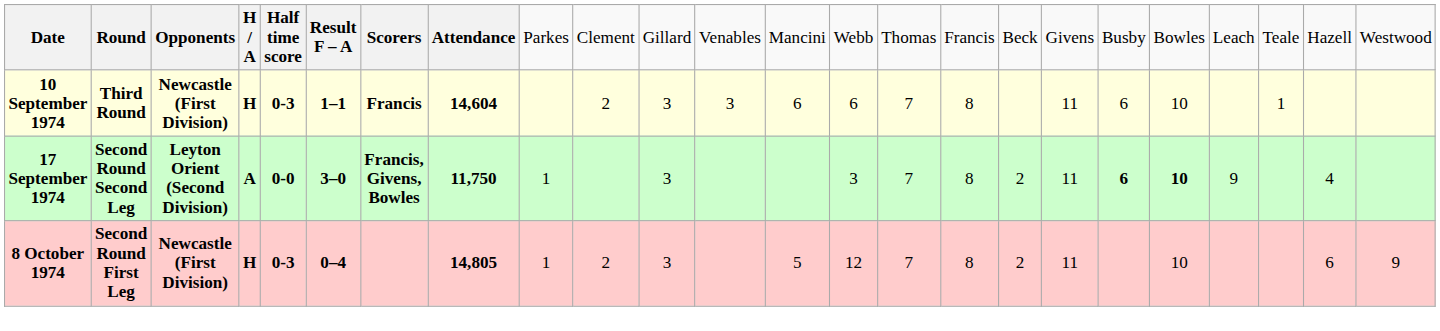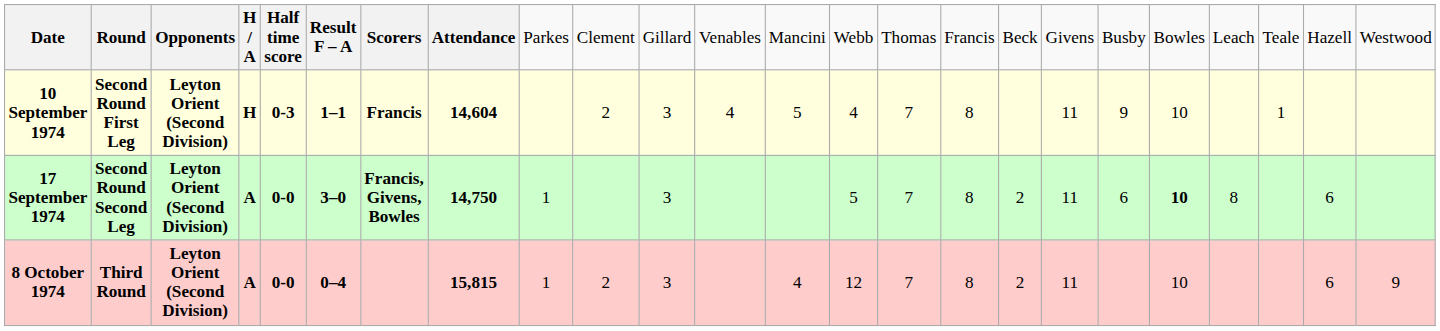(121, 103) Third Round -> (121, 112) Second Round First Leg
(195, 103) Newcastle (First Division) -> (195, 112) Leyton Orient (Second Division)
(730, 103) 3 -> (730, 112) 4
(797, 103) 6 -> (797, 112) 5
(853, 103) 6 -> (853, 112) 4
(1124, 103) 6 -> (1124, 112) 9
(474, 178) 11,750 -> (474, 197) 14,750
(853, 178) 3 -> (853, 197) 5
(1124, 178) bold -> (1124, 197) normal
(1234, 178) 9 -> (1234, 197) 8
(1330, 178) 4 -> (1330, 197) 6
(121, 263) Second Round First Leg -> (121, 282) Third Round
(195, 263) Newcastle (First Division) -> (195, 282) Leyton Orient (Second Division)
(250, 263) H -> (250, 282) A
(283, 263) 0-3 -> (283, 282) 0-0
(474, 263) 14,805 -> (474, 282) 15,815
(797, 263) 5 -> (797, 282) 4
